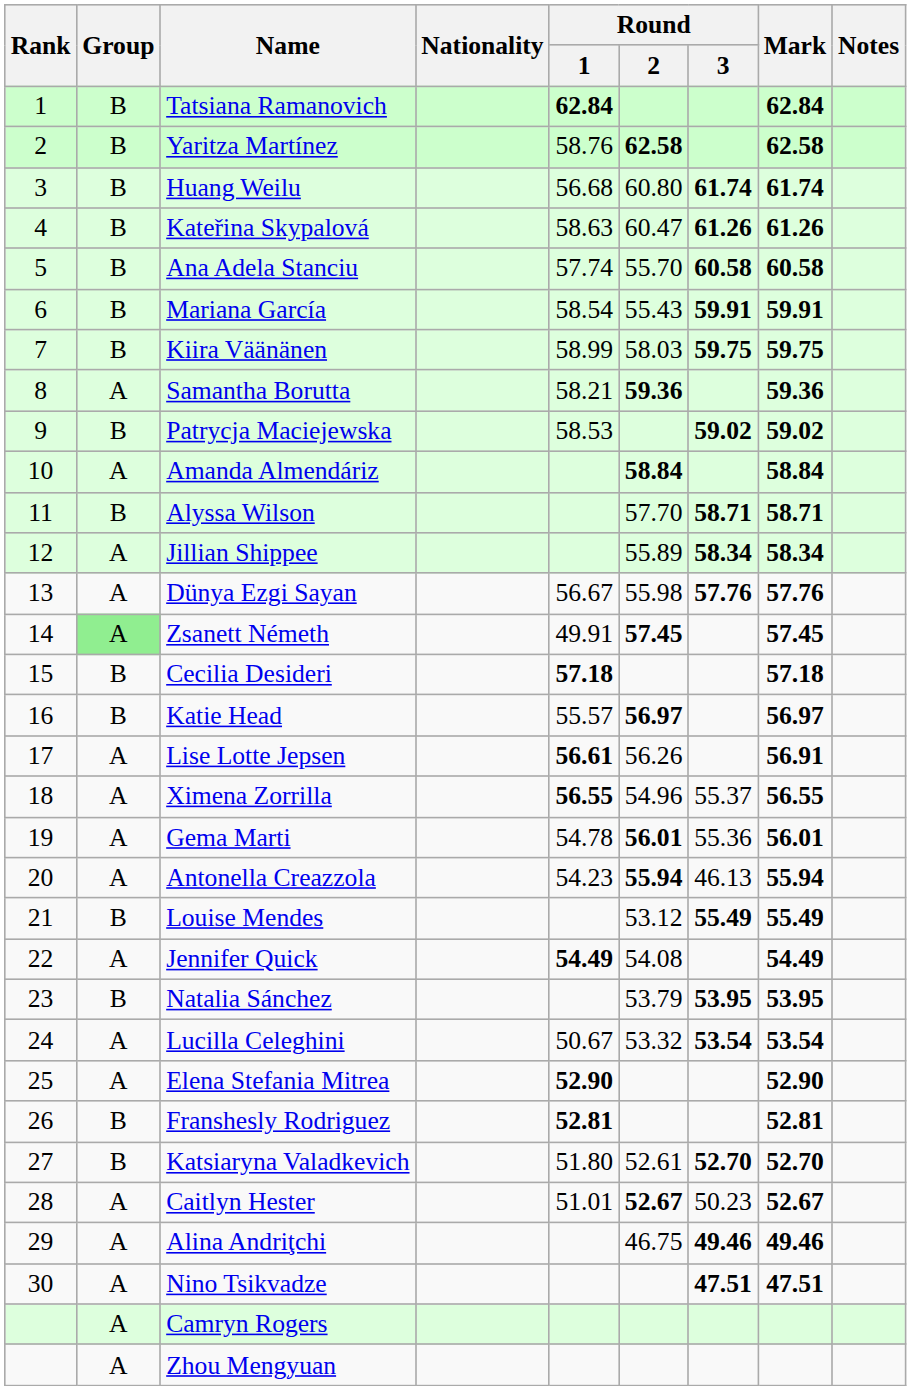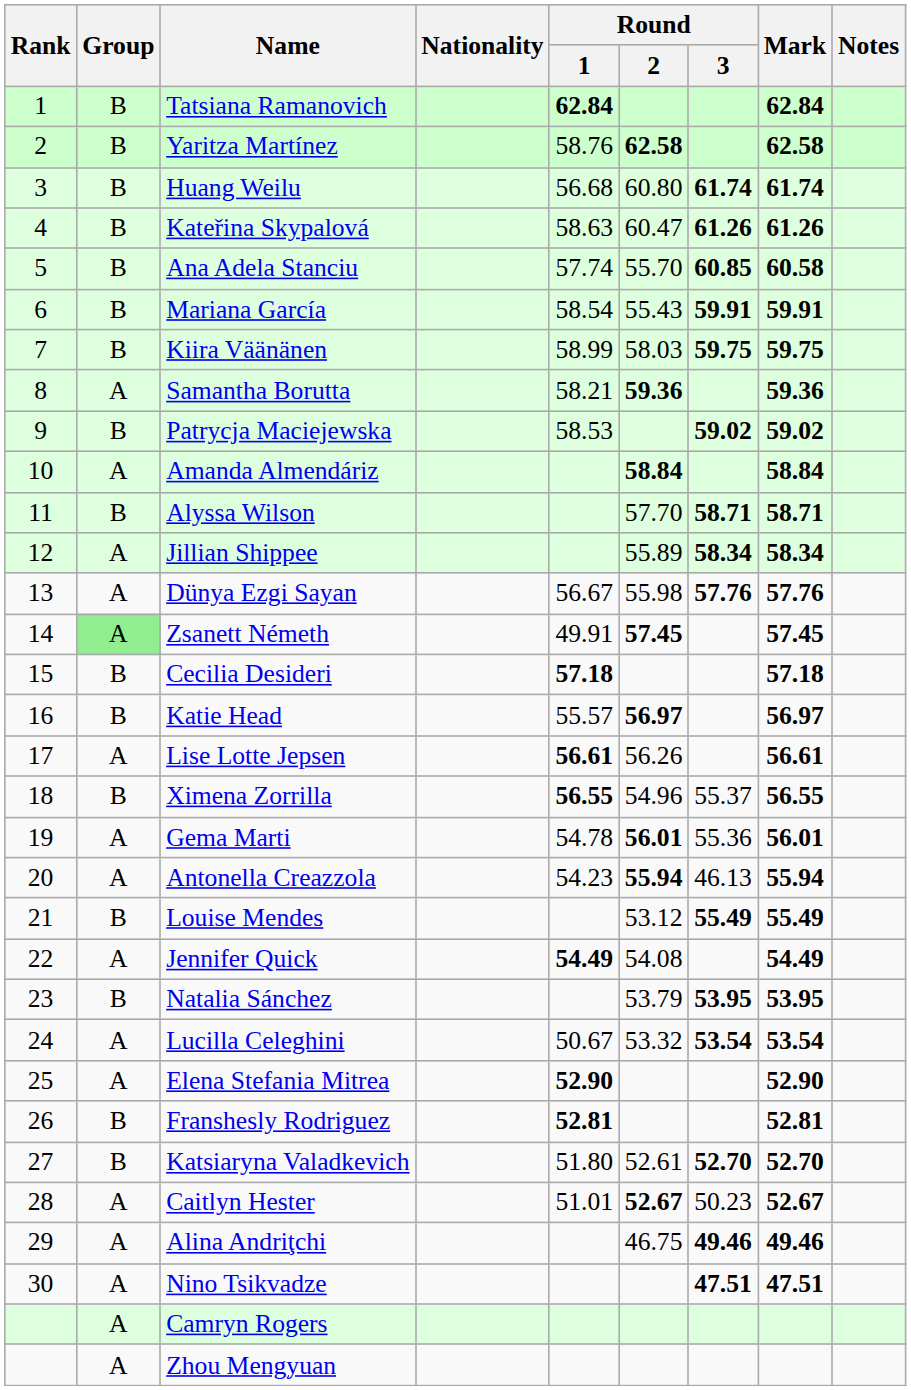(723, 268) 60.58 -> (723, 268) 60.85
(795, 755) 56.91 -> (795, 755) 56.61
(118, 796) A -> (118, 796) B
